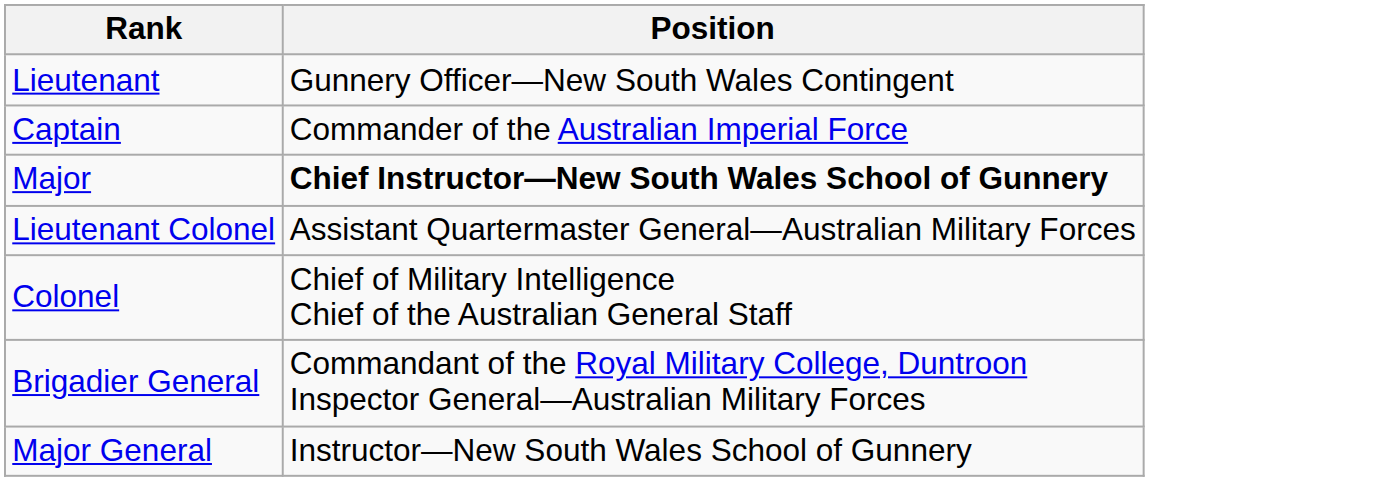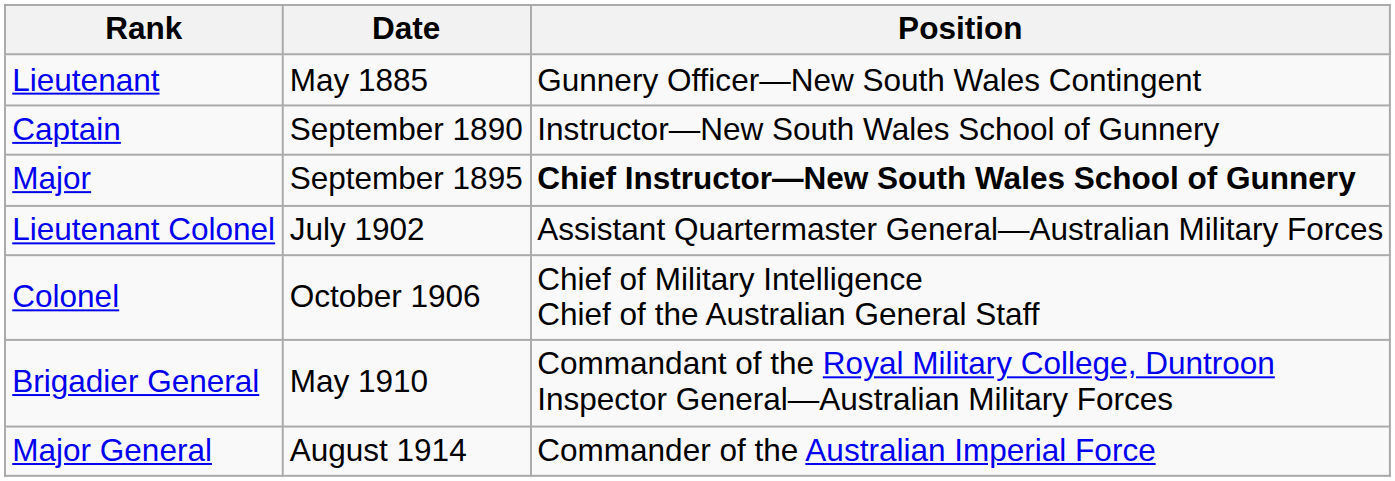+ column: (406, 29)
(599, 129) Commander of the Australian Imperial Force -> (878, 129) Instructor—New South Wales School of Gunnery
(631, 450) Instructor—New South Wales School of Gunnery -> (846, 450) Commander of the Australian Imperial Force
